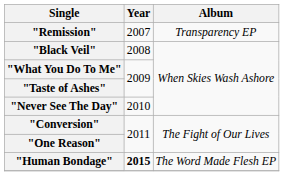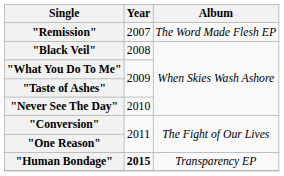(216, 32) Transparency EP -> (216, 32) The Word Made Flesh EP
(216, 161) The Word Made Flesh EP -> (216, 161) Transparency EP
